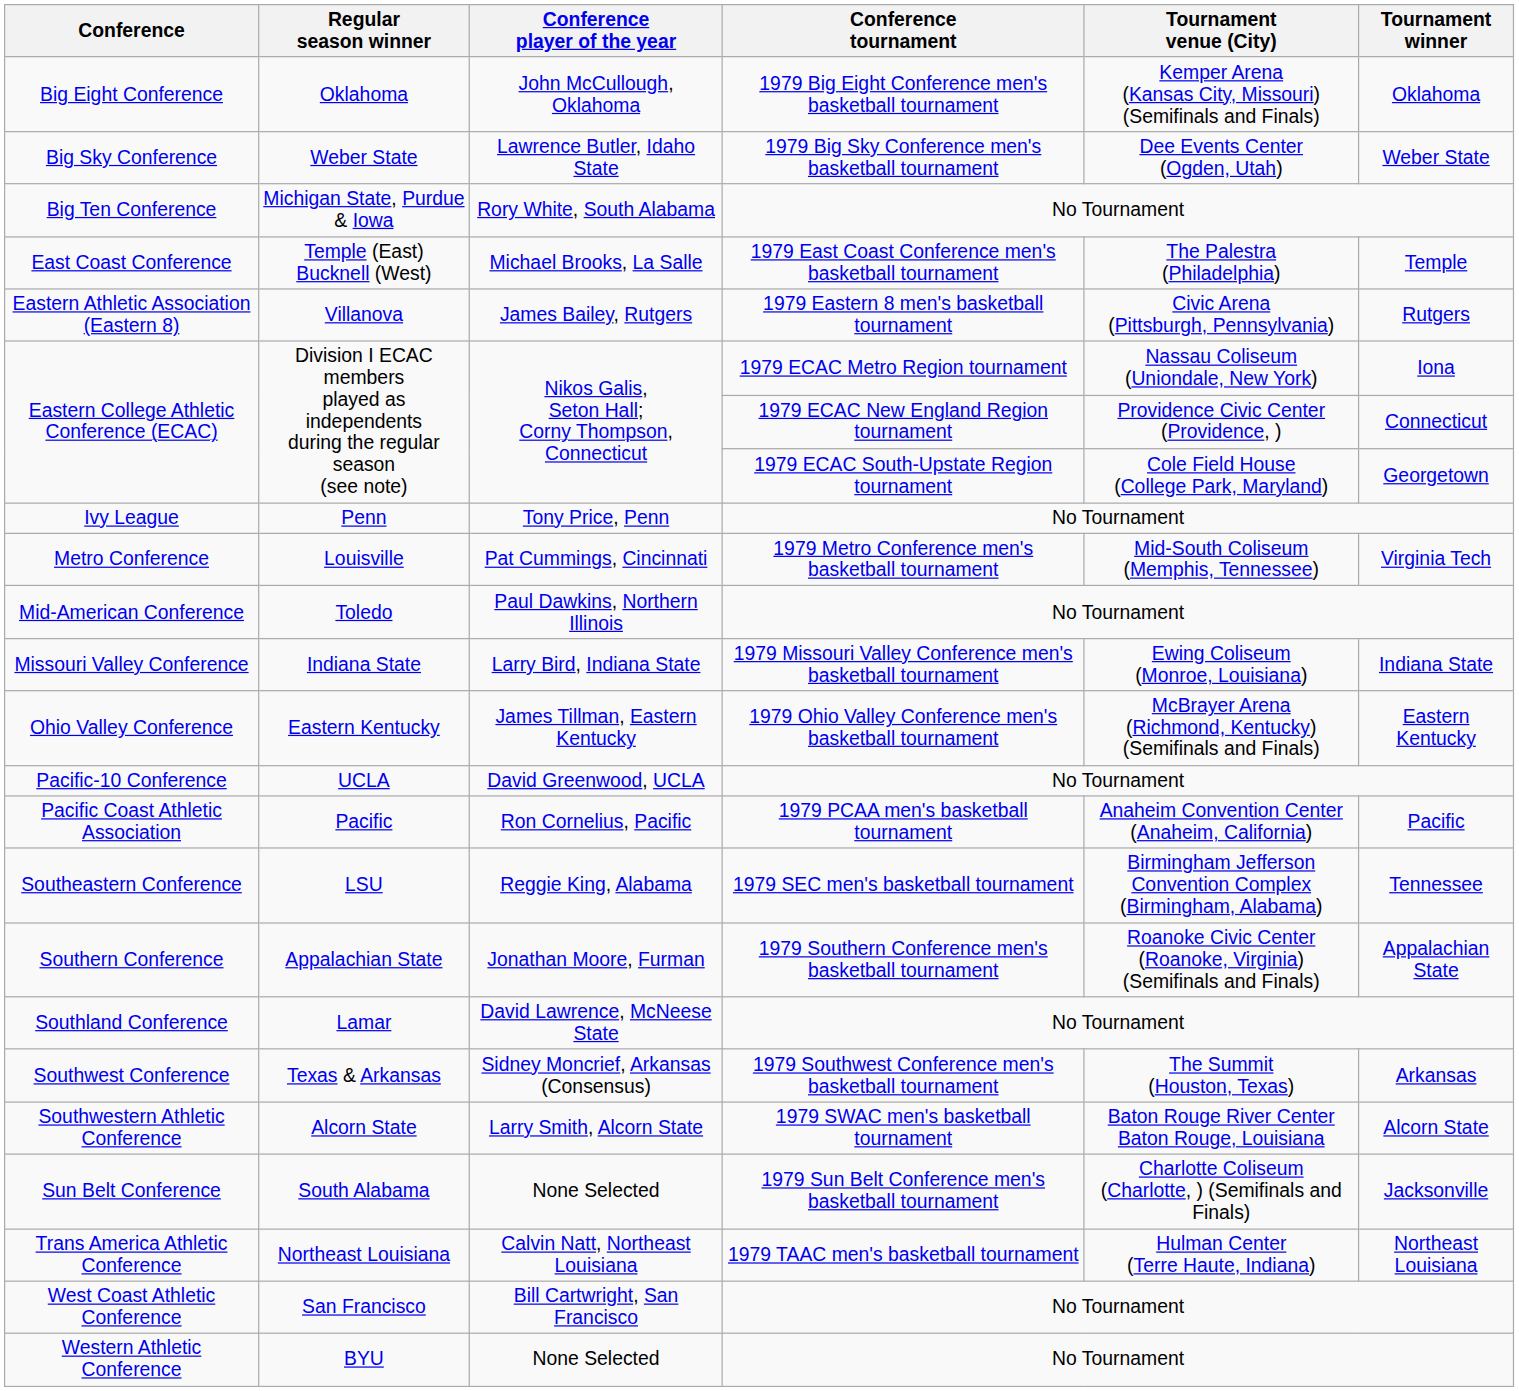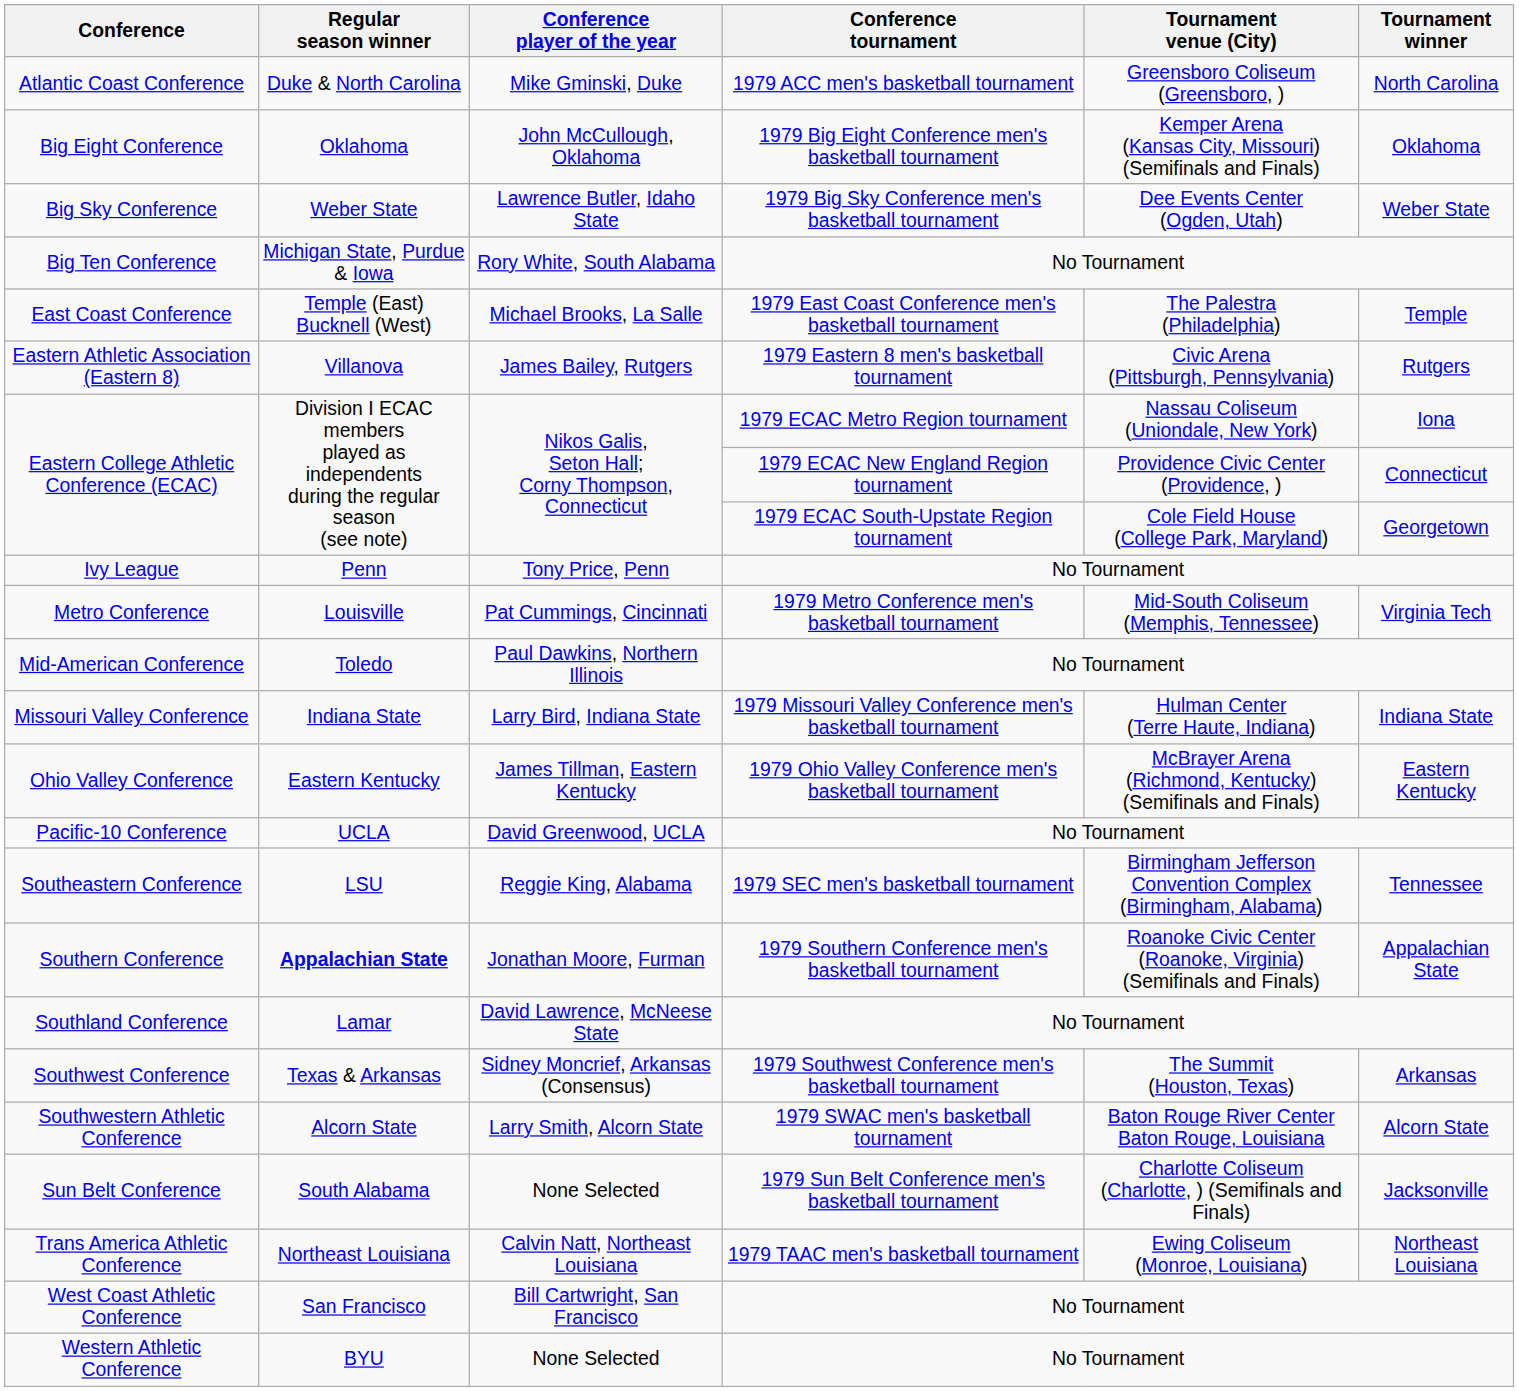+ row: (132, 83)
(1221, 664) Ewing Coliseum (Monroe, Louisiana) -> (1221, 716) Hulman Center (Terre Haute, Indiana)
- row: (132, 821)
(364, 959) normal -> (364, 959) bold
(1221, 1254) Hulman Center (Terre Haute, Indiana) -> (1221, 1254) Ewing Coliseum (Monroe, Louisiana)
